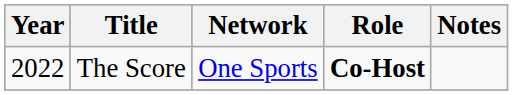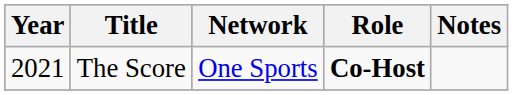(38, 68) 2022 -> (38, 68) 2021
